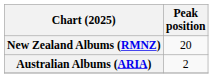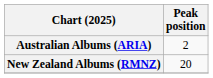rows swapped: (84, 63) <-> (84, 45)
